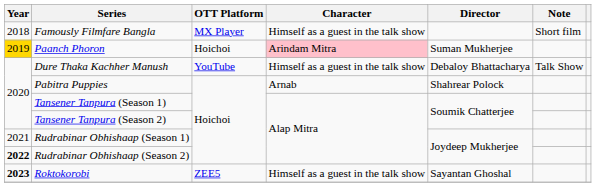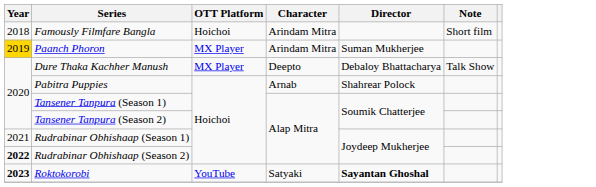(219, 31) MX Player -> (212, 31) Hoichoi
(347, 31) Himself as a guest in the talk show -> (302, 31) Arindam Mitra
(212, 48) Hoichoi -> (219, 48) MX Player
(302, 48) pink background -> (302, 48) no background
(215, 66) YouTube -> (219, 66) MX Player
(347, 66) Himself as a guest in the talk show -> (285, 66) Deepto
(207, 173) ZEE5 -> (215, 173) YouTube
(347, 173) Himself as a guest in the talk show -> (285, 173) Satyaki
(471, 173) normal -> (385, 173) bold
